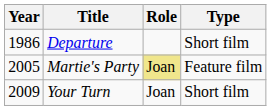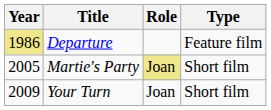(24, 42) no background -> (24, 42) khaki background
(217, 42) Short film -> (223, 42) Feature film
(223, 67) Feature film -> (217, 67) Short film
